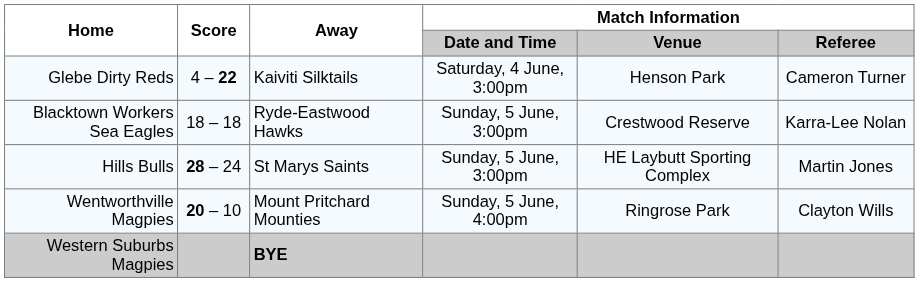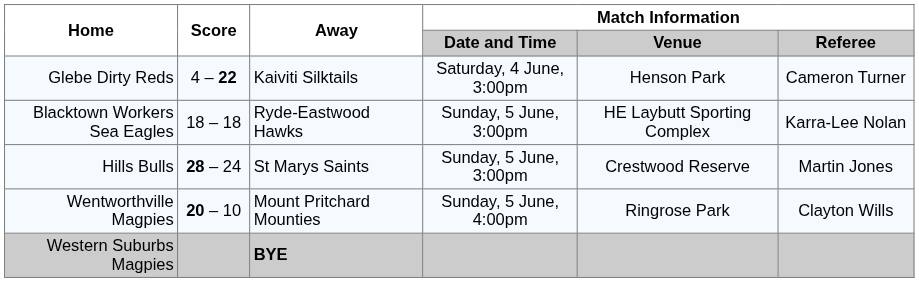(678, 122) Crestwood Reserve -> (677, 122) HE Laybutt Sporting Complex
(677, 166) HE Laybutt Sporting Complex -> (678, 166) Crestwood Reserve
